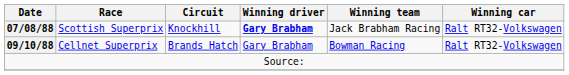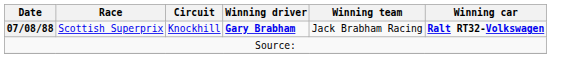(503, 29) normal -> (486, 29) bold
- row: (108, 45)
